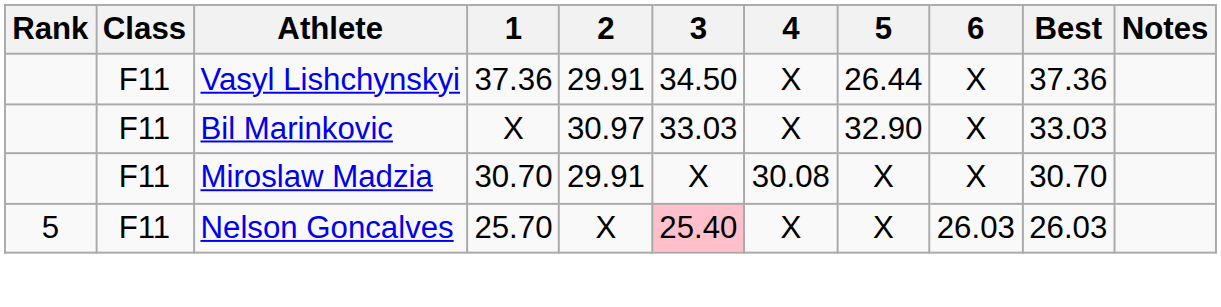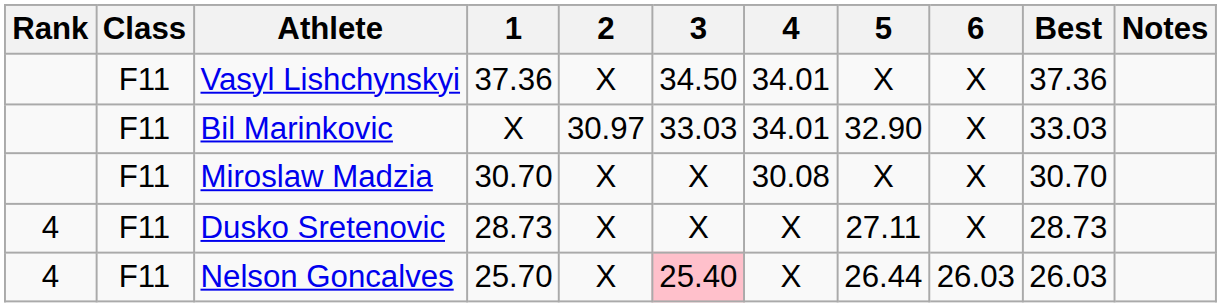(606, 78) 29.91 -> (606, 78) X
(791, 78) X -> (791, 78) 34.01
(883, 78) 26.44 -> (883, 78) X
(791, 128) X -> (791, 128) 34.01
(606, 177) 29.91 -> (606, 177) X
+ row: (323, 227)
(50, 227) 5 -> (50, 276) 4
(883, 227) X -> (883, 276) 26.44
